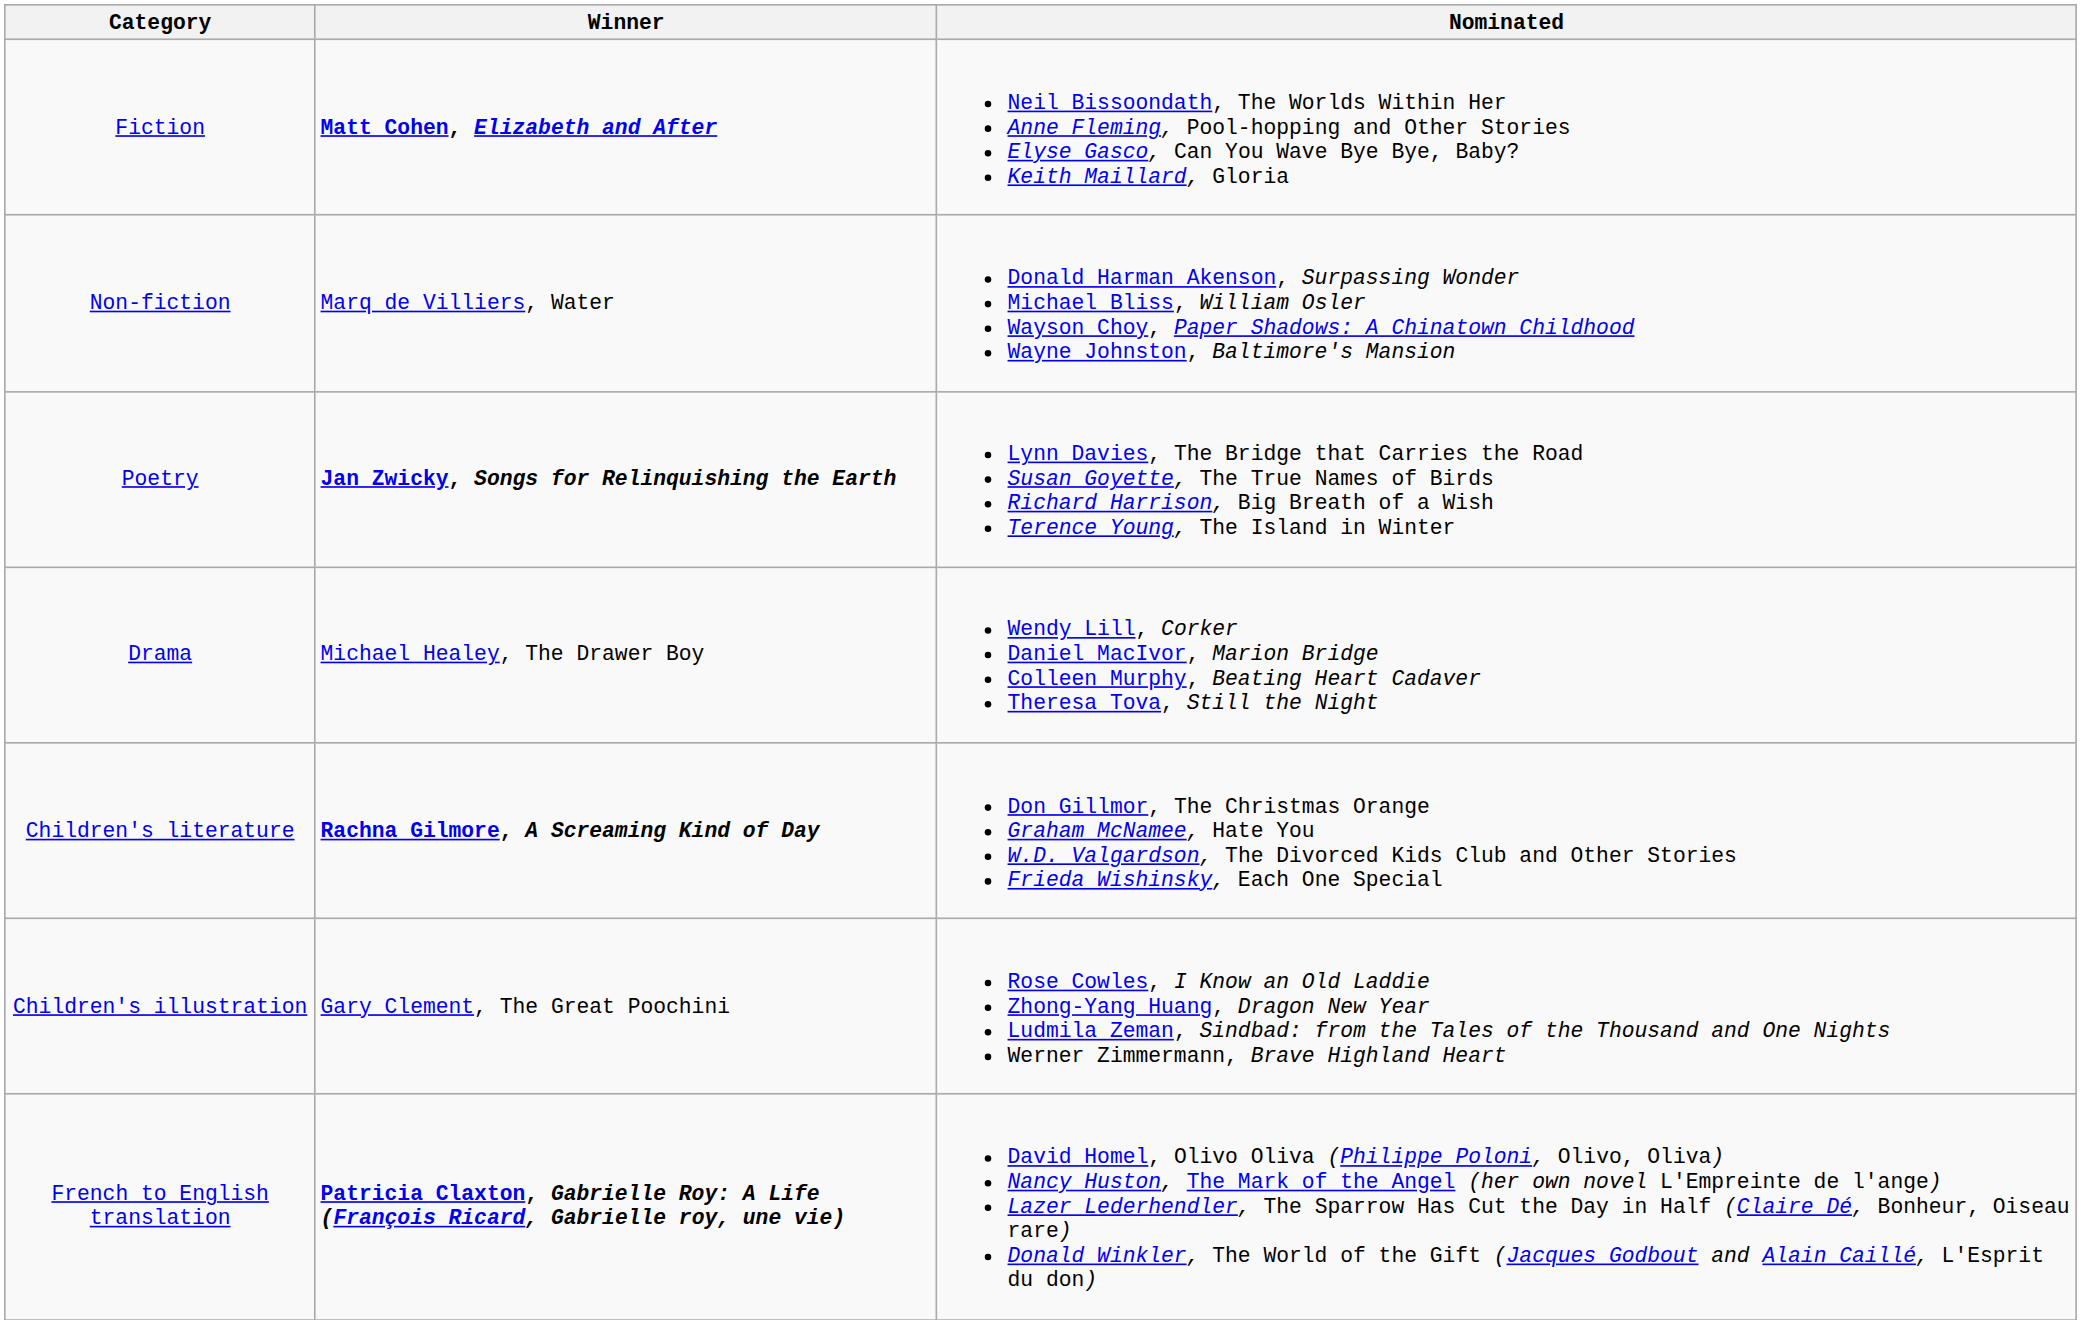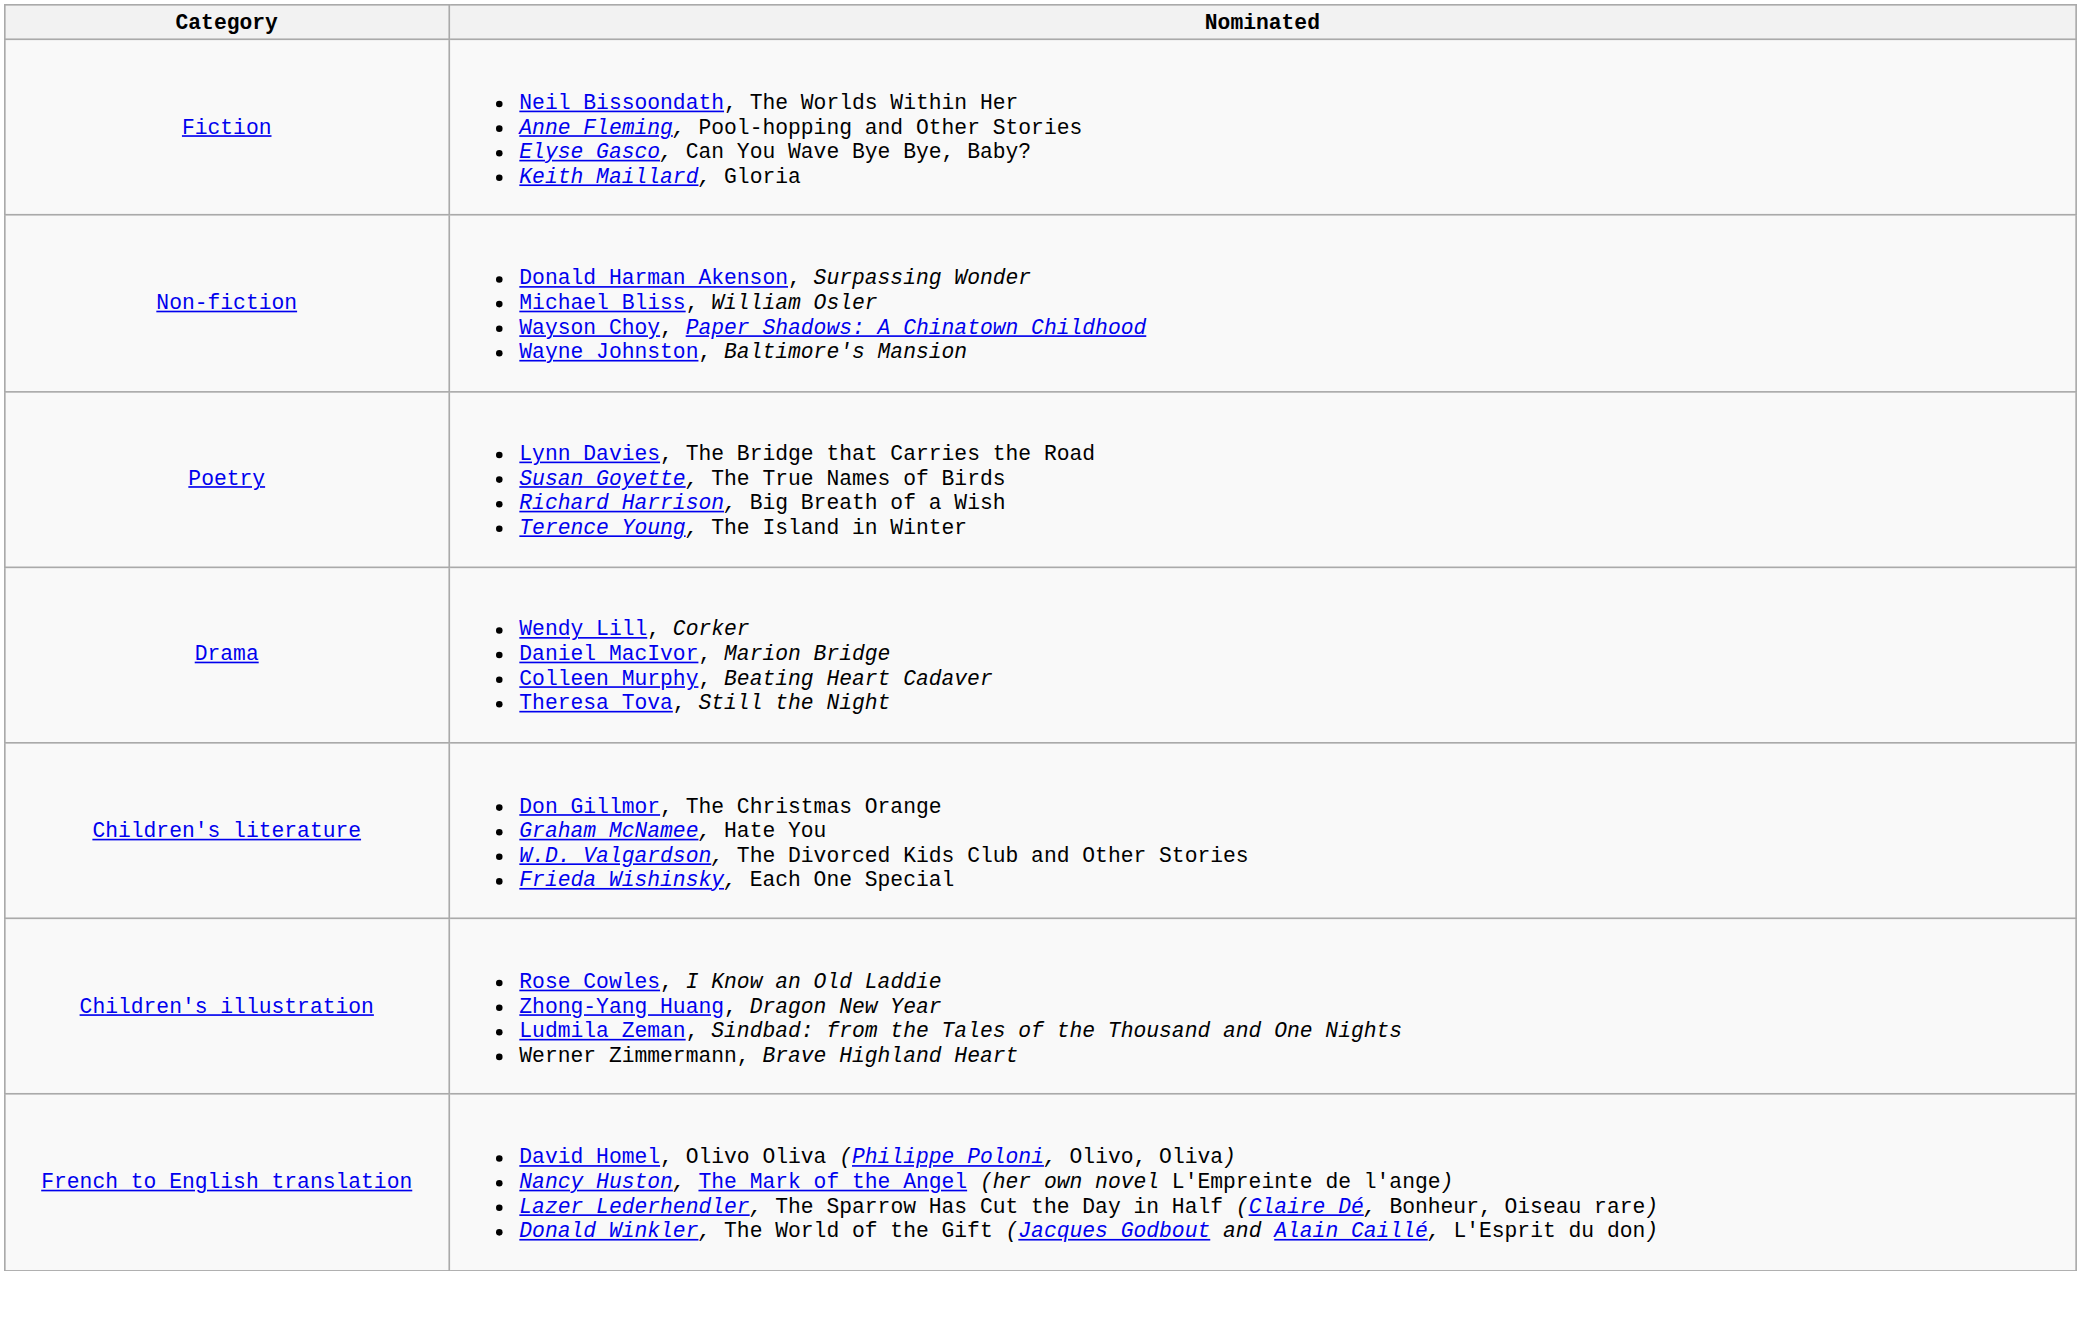- column: (626, 22)
